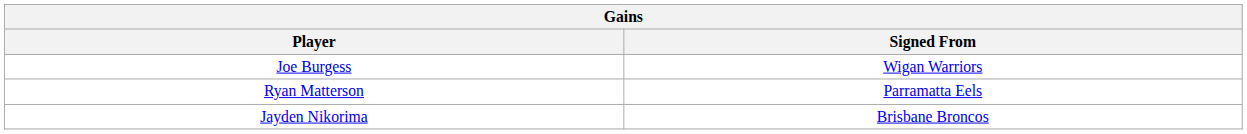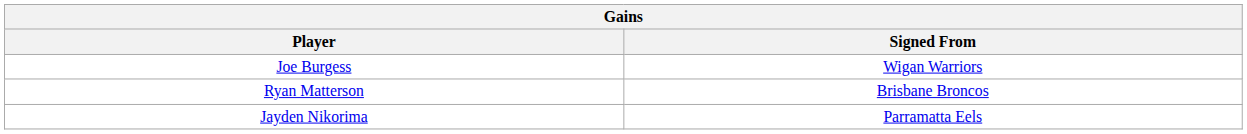(933, 91) Parramatta Eels -> (933, 91) Brisbane Broncos
(933, 116) Brisbane Broncos -> (933, 116) Parramatta Eels
